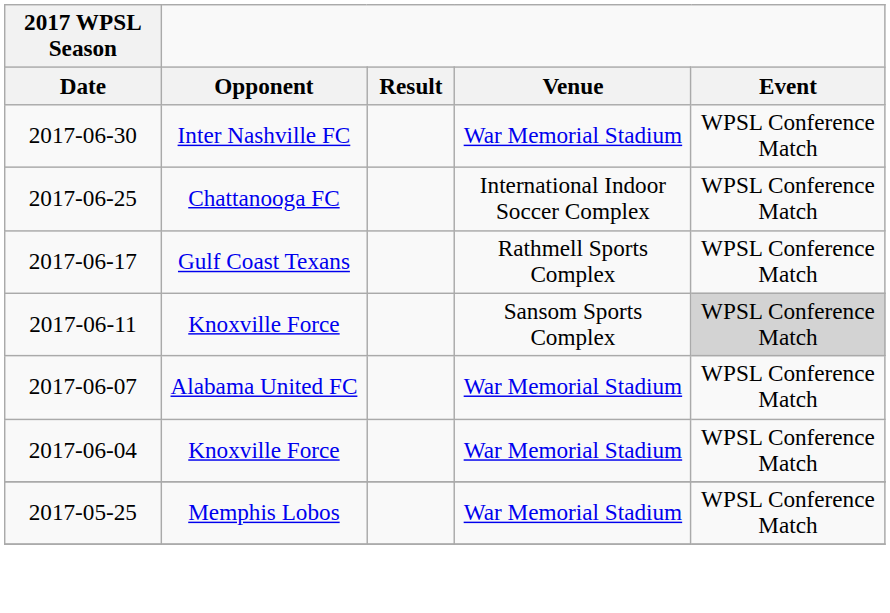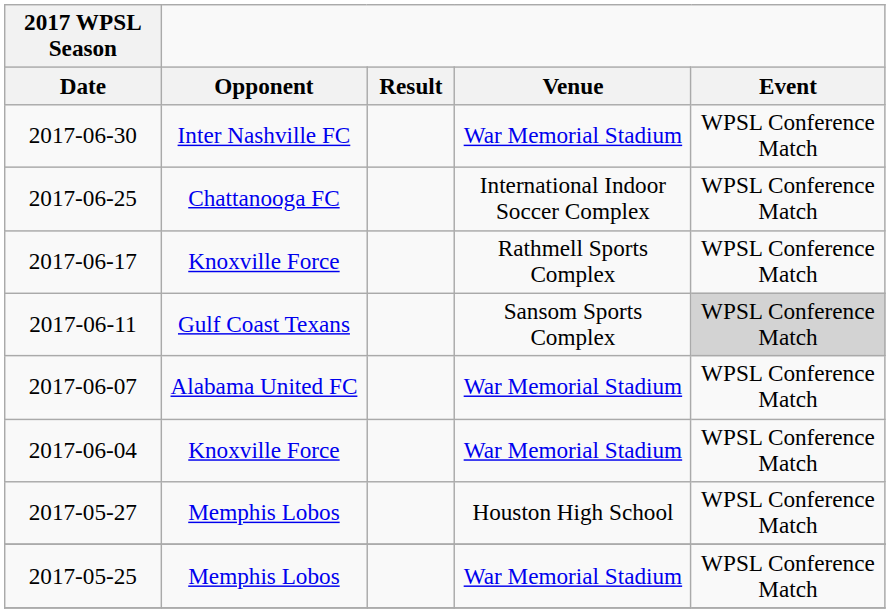(264, 261) Gulf Coast Texans -> (264, 261) Knoxville Force
(264, 324) Knoxville Force -> (264, 324) Gulf Coast Texans
+ row: (83, 512)
